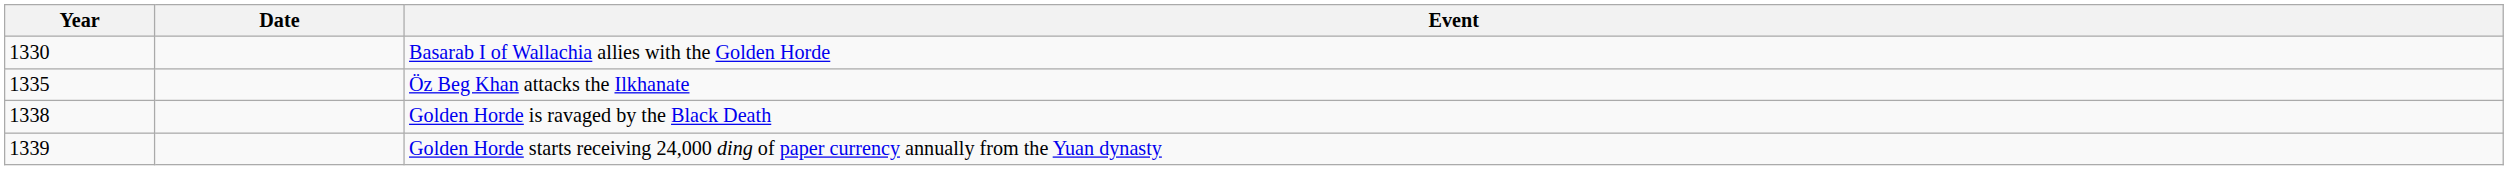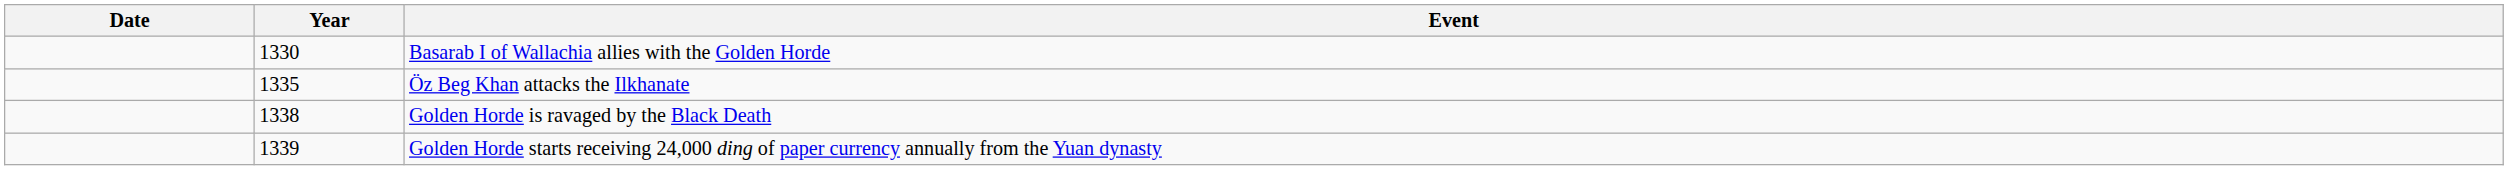columns swapped: (80, 20) <-> (279, 20)
